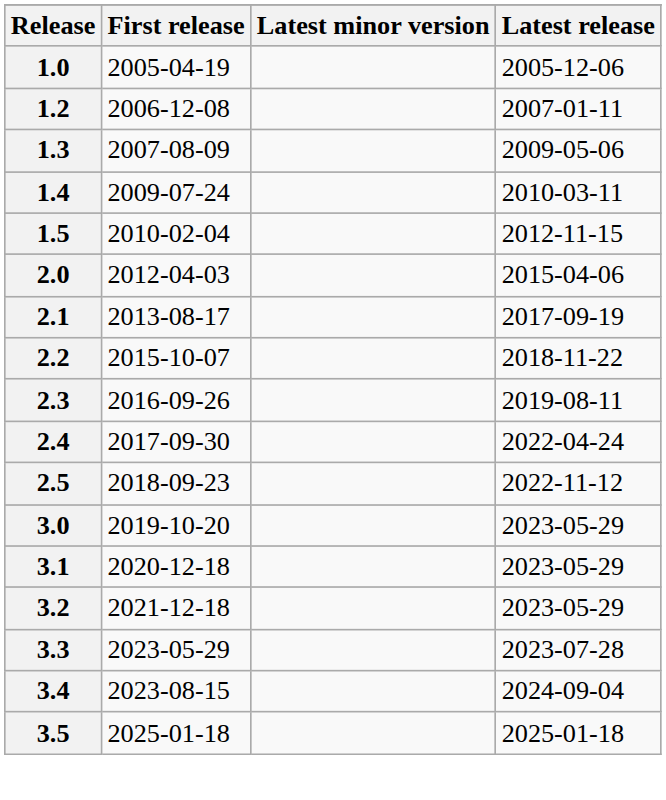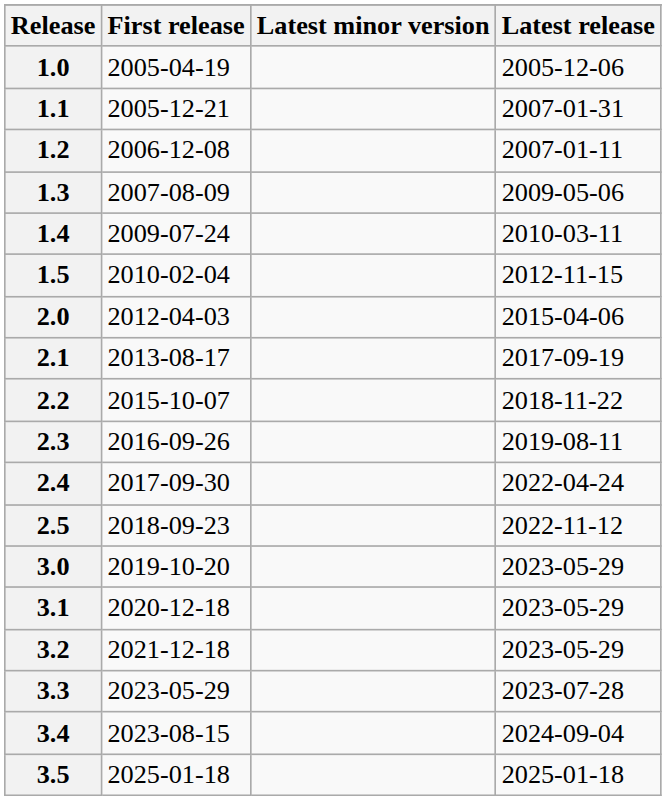+ row: (53, 108)
